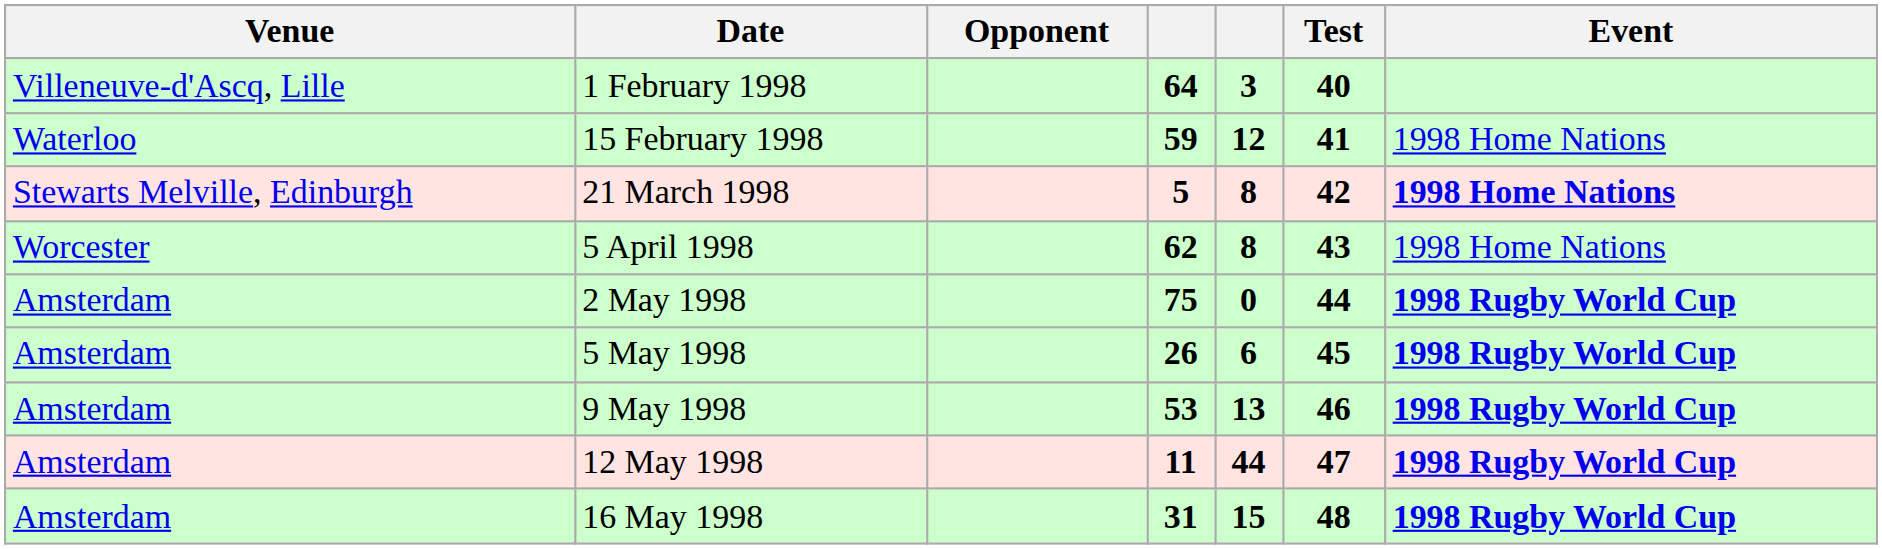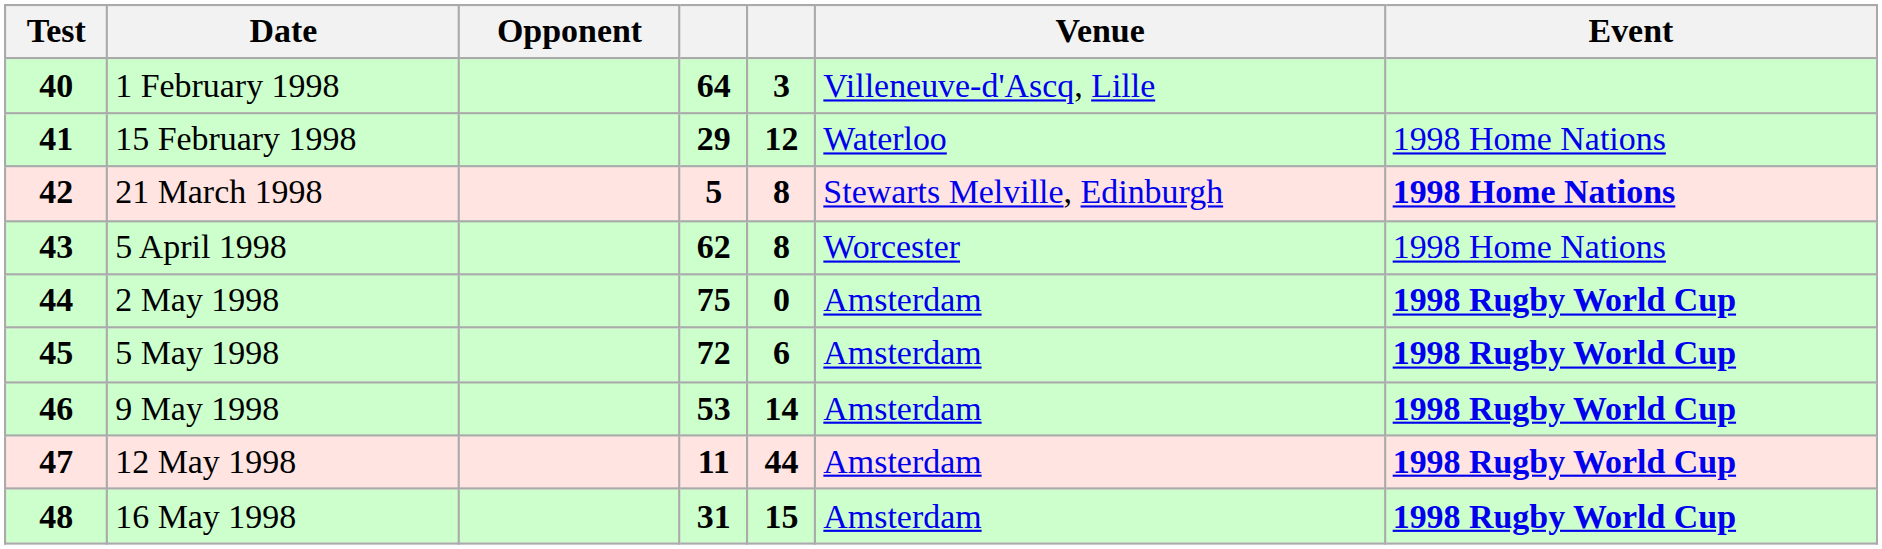columns swapped: (1334, 31) <-> (290, 31)
(1181, 138) 59 -> (714, 138) 29
(1181, 354) 26 -> (714, 354) 72
(1249, 407) 13 -> (782, 407) 14
